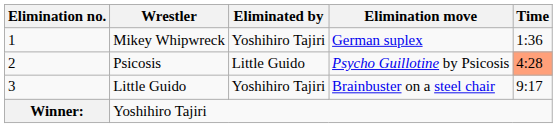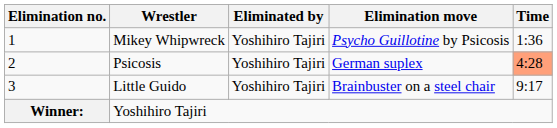(377, 39) German suplex -> (421, 39) Psycho Guillotine by Psicosis
(268, 63) Little Guido -> (278, 63) Yoshihiro Tajiri
(421, 63) Psycho Guillotine by Psicosis -> (377, 63) German suplex
